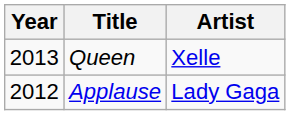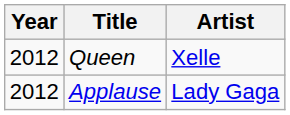(34, 57) 2013 -> (34, 57) 2012
